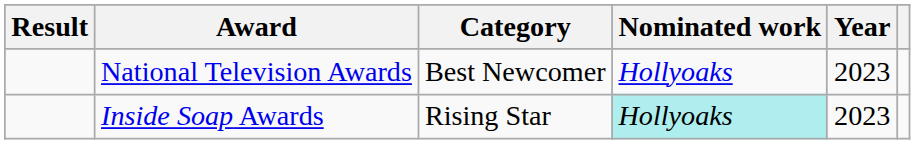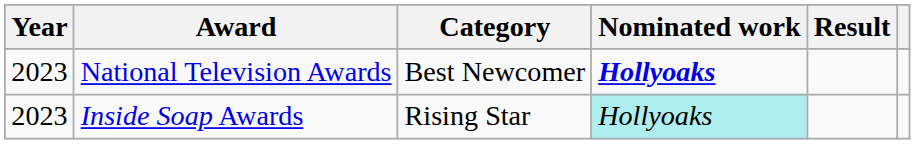columns swapped: (862, 26) <-> (50, 26)
(676, 71) normal -> (657, 71) bold
